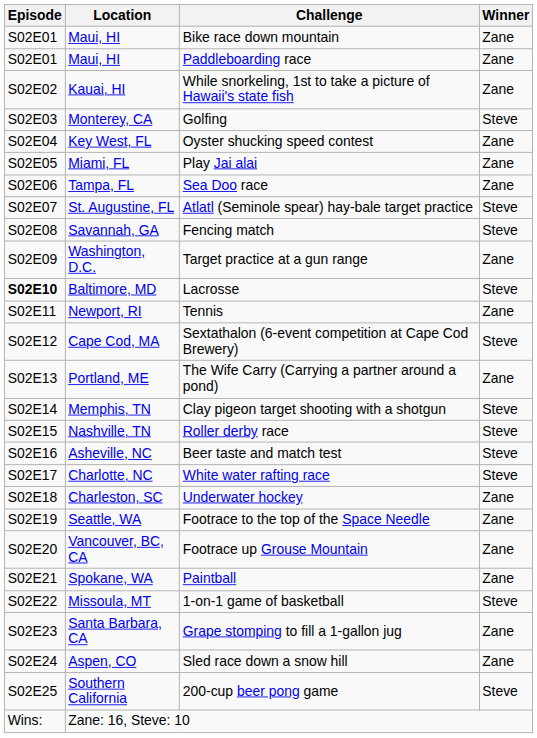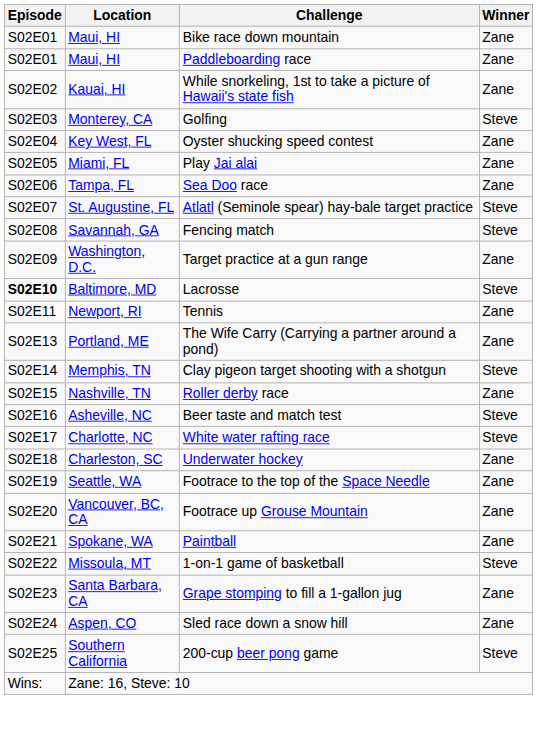- row: (326, 341)
(500, 431) Steve -> (498, 393) Zane
